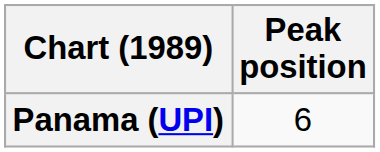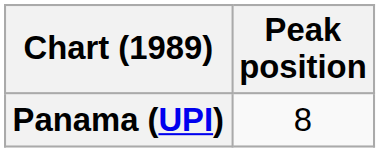(303, 119) 6 -> (303, 119) 8
